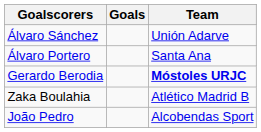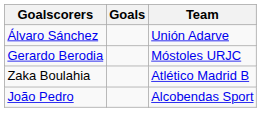- row: (49, 55)
(199, 76) bold -> (196, 55) normal
